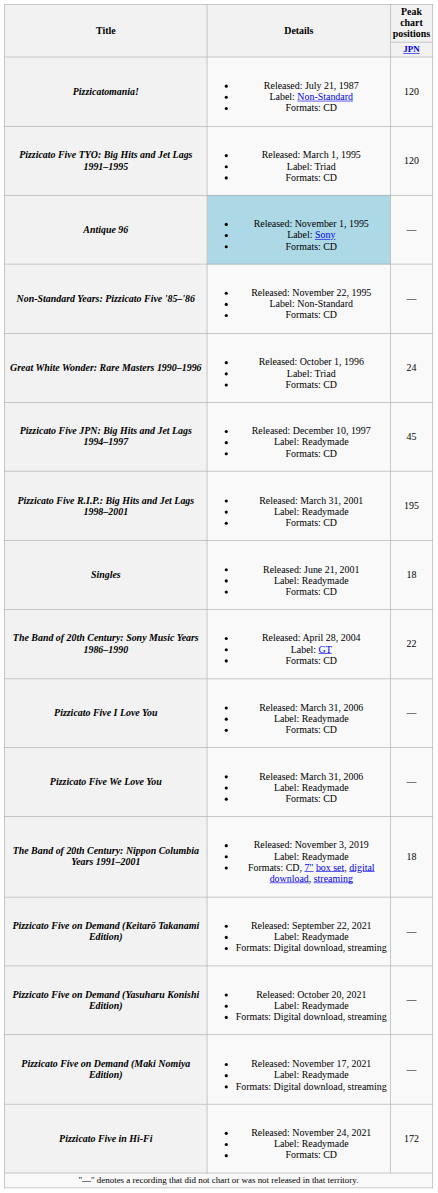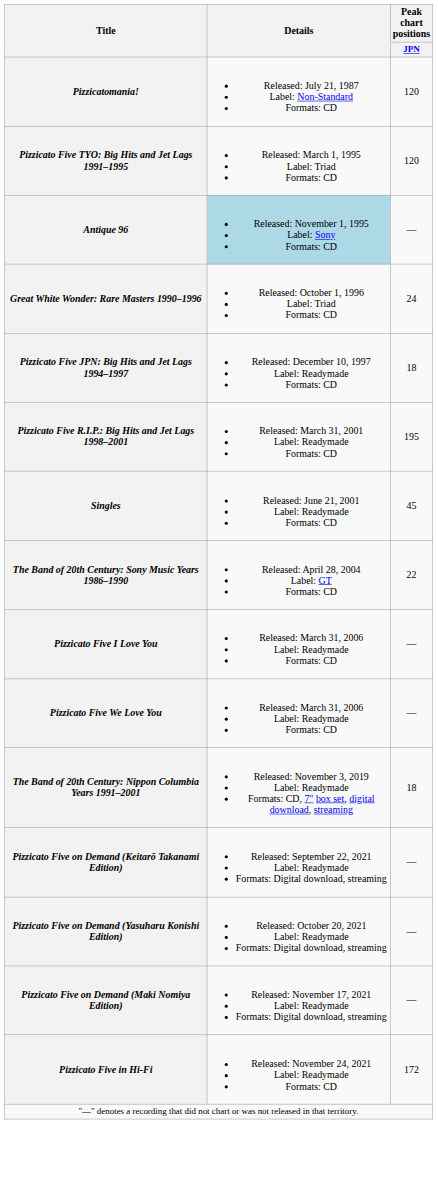- row: (106, 298)
(411, 437) 45 -> (411, 368) 18
(411, 575) 18 -> (411, 506) 45
